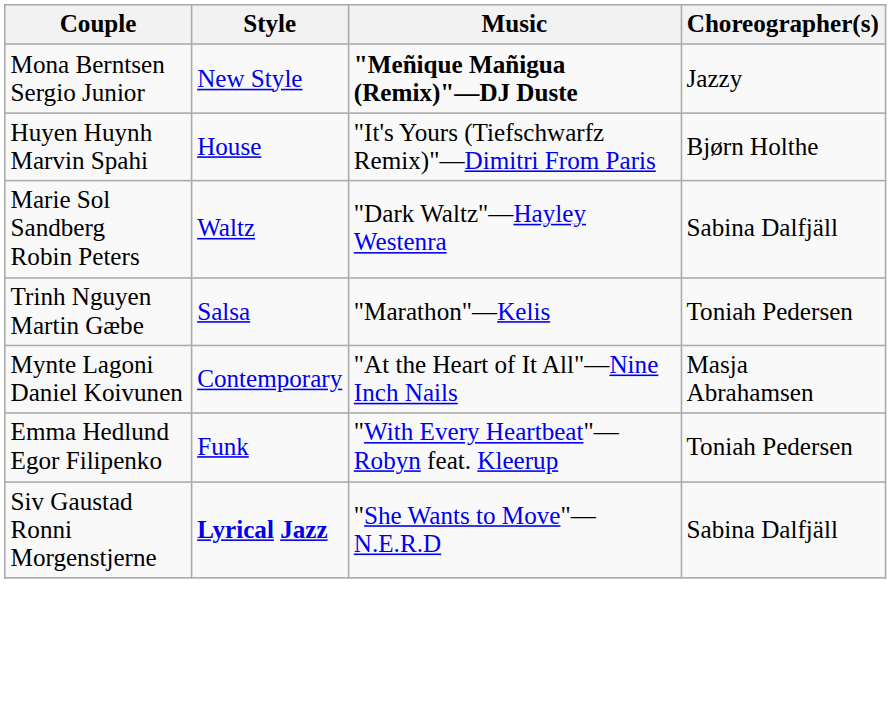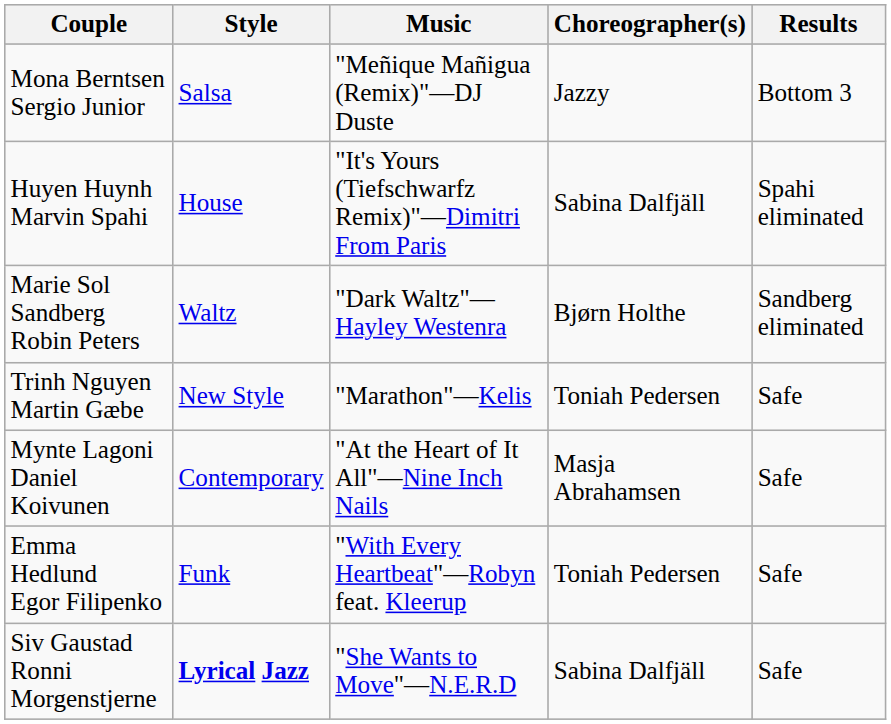+ column: (818, 24)
(250, 78) New Style -> (205, 92) Salsa
(466, 78) bold -> (433, 92) normal
(752, 146) Bjørn Holthe -> (629, 203) Sabina Dalfjäll
(762, 228) Sabina Dalfjäll -> (620, 313) Bjørn Holthe
(224, 310) Salsa -> (231, 395) New Style
